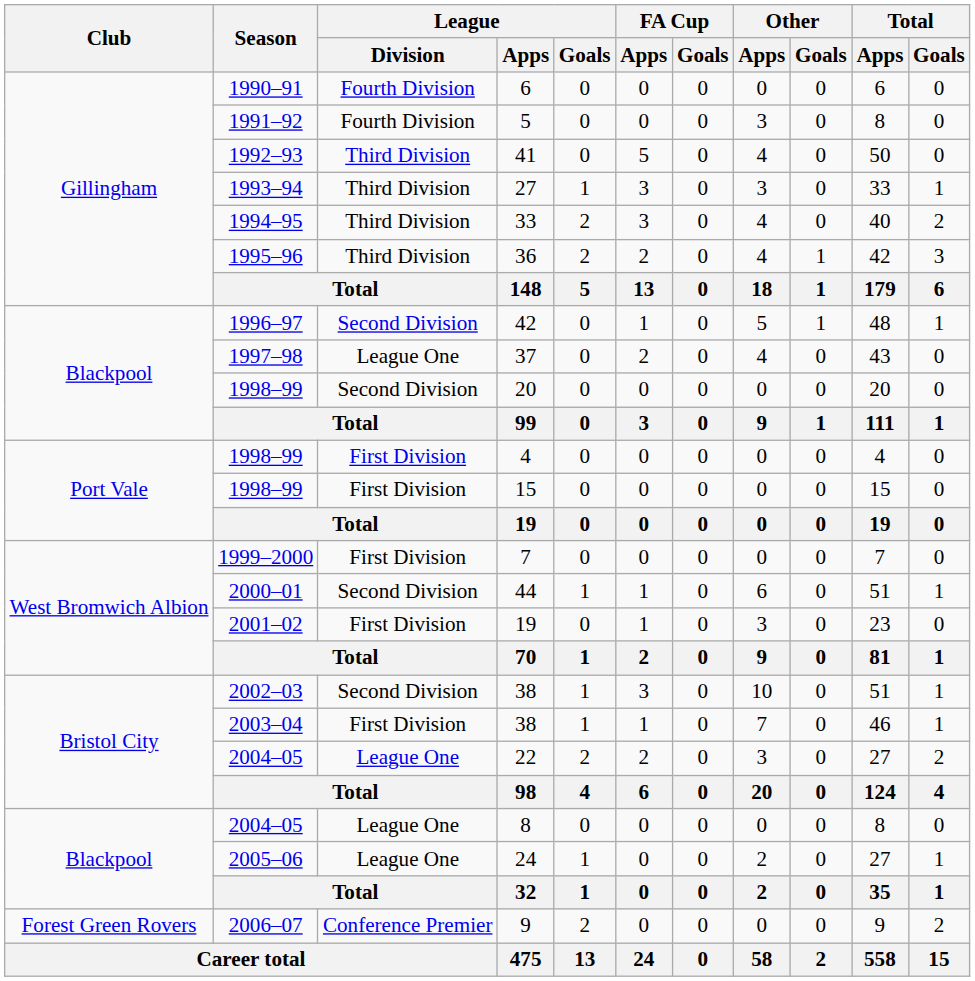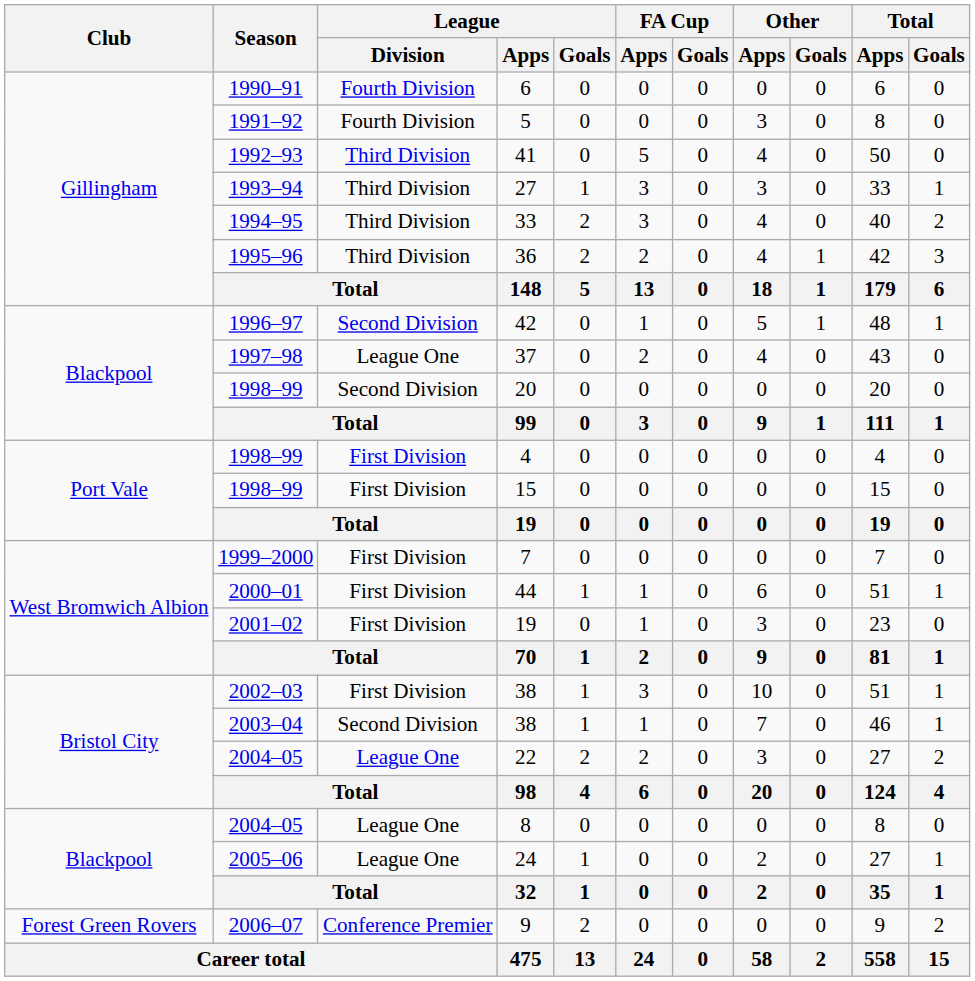(408, 590) Second Division -> (408, 590) First Division
(408, 691) Second Division -> (408, 691) First Division
(408, 724) First Division -> (408, 724) Second Division
